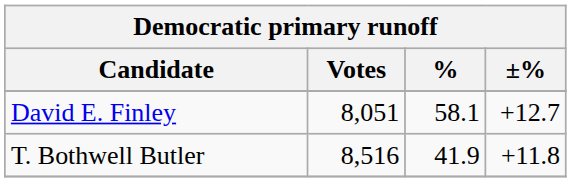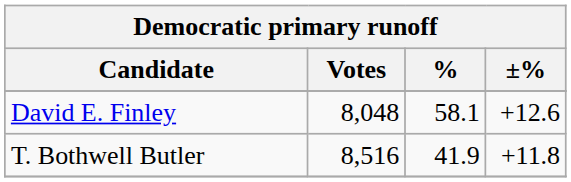(370, 112) 8,051 -> (370, 112) 8,048
(530, 112) +12.7 -> (530, 112) +12.6
